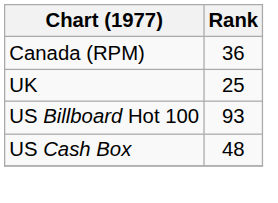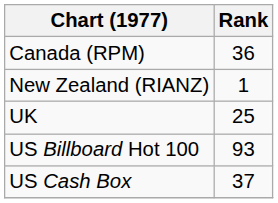+ row: (109, 85)
(233, 149) 48 -> (243, 181) 37
